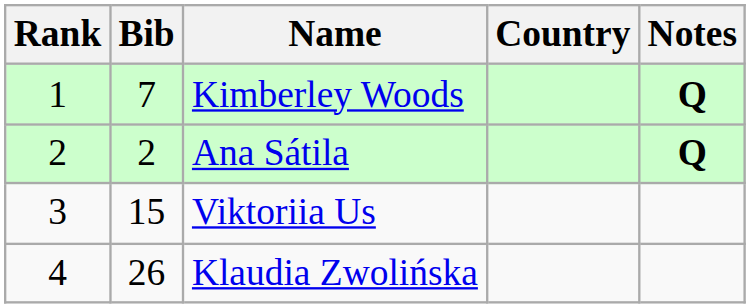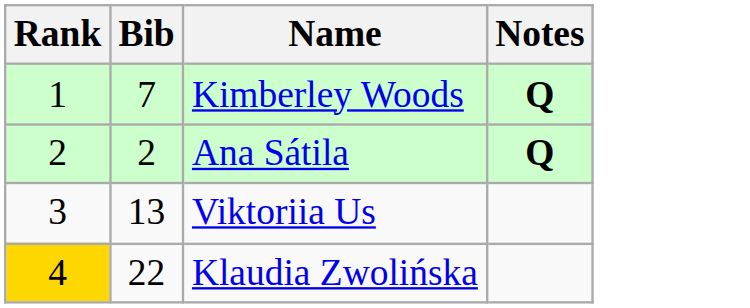- column: (563, 34)
(147, 212) 15 -> (147, 212) 13
(57, 271) no background -> (57, 271) gold background
(147, 271) 26 -> (147, 271) 22
